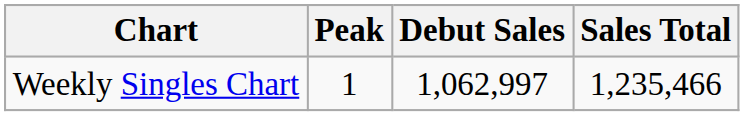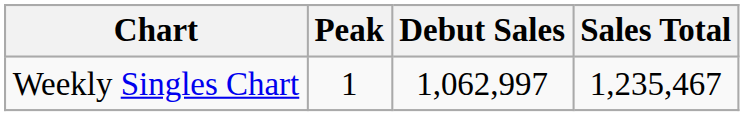(656, 82) 1,235,466 -> (656, 82) 1,235,467
